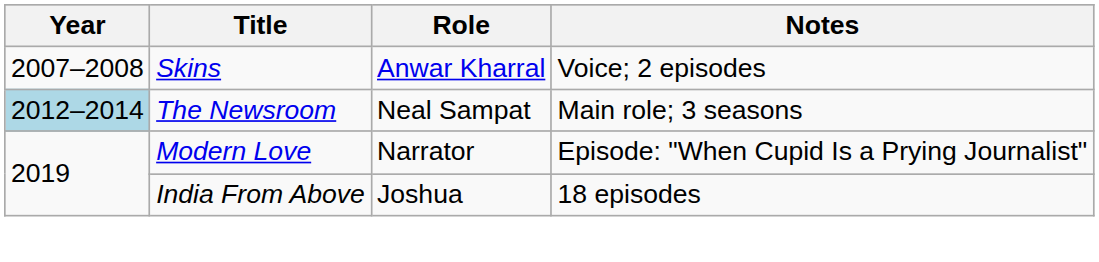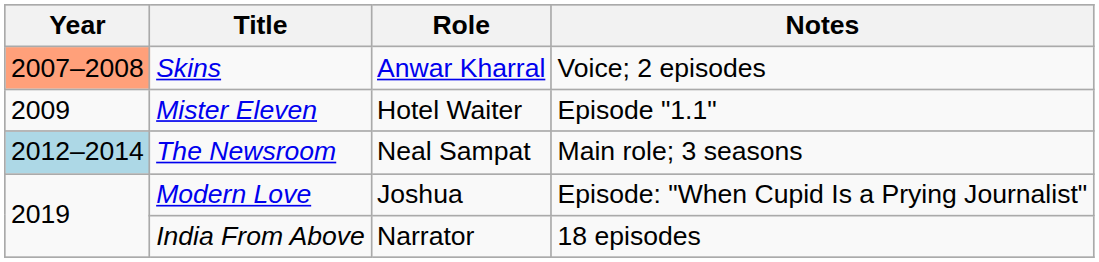(77, 67) no background -> (77, 67) lightsalmon background
+ row: (237, 109)
(426, 151) Narrator -> (420, 194) Joshua
(420, 194) Joshua -> (426, 236) Narrator
